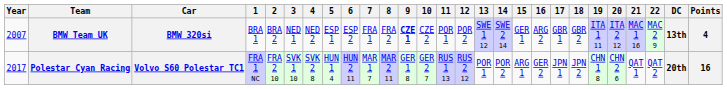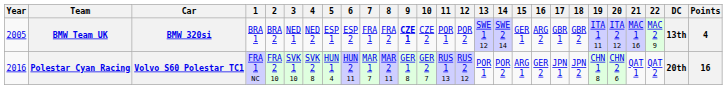(16, 35) 2007 -> (16, 35) 2005
(16, 68) 2017 -> (16, 68) 2016
